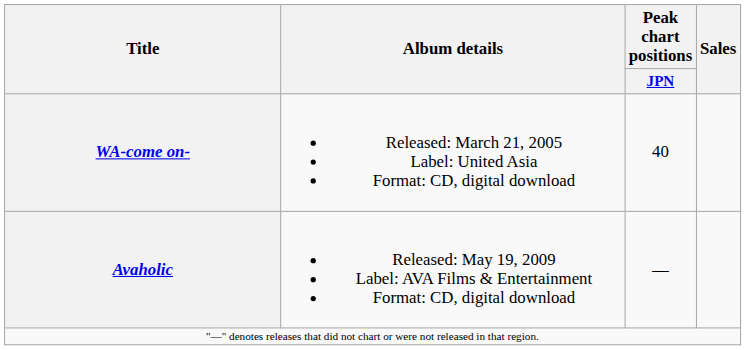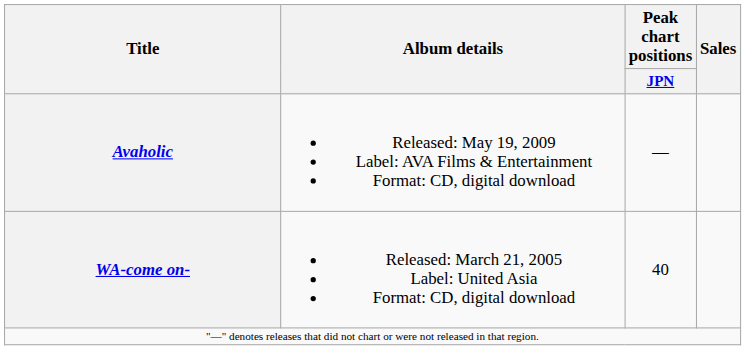rows swapped: (143, 152) <-> (143, 269)
